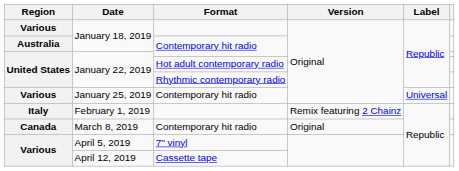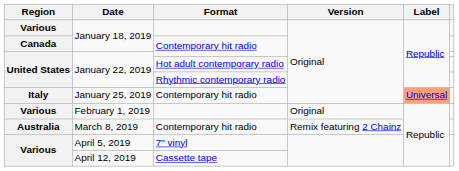(38, 43) Australia -> (38, 43) Canada
(38, 95) Various -> (38, 95) Italy
(427, 95) no background -> (427, 95) lightsalmon background
(38, 111) Italy -> (38, 111) Various
(346, 111) Remix featuring 2 Chainz -> (307, 111) Original
(38, 127) Canada -> (38, 127) Australia
(307, 127) Original -> (346, 127) Remix featuring 2 Chainz
